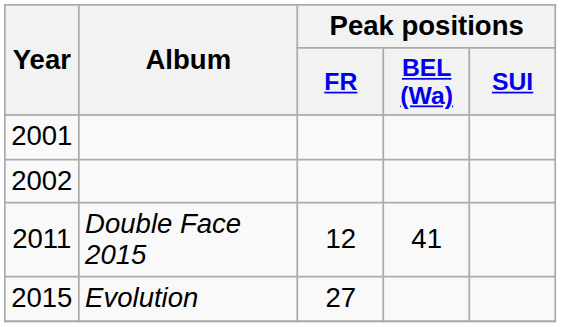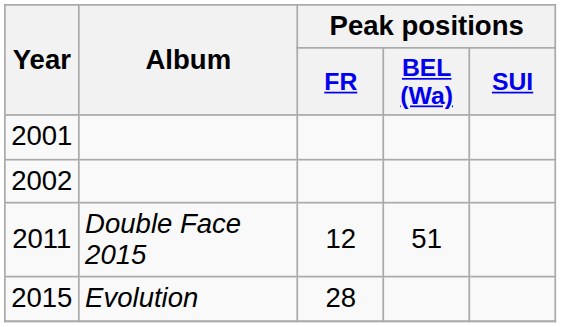(427, 239) 41 -> (427, 239) 51
(341, 298) 27 -> (341, 298) 28
